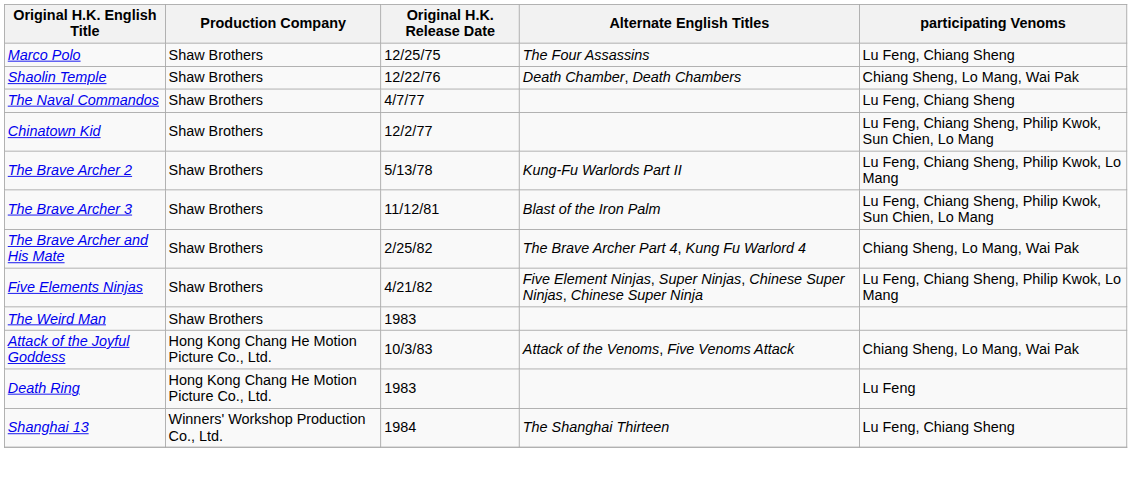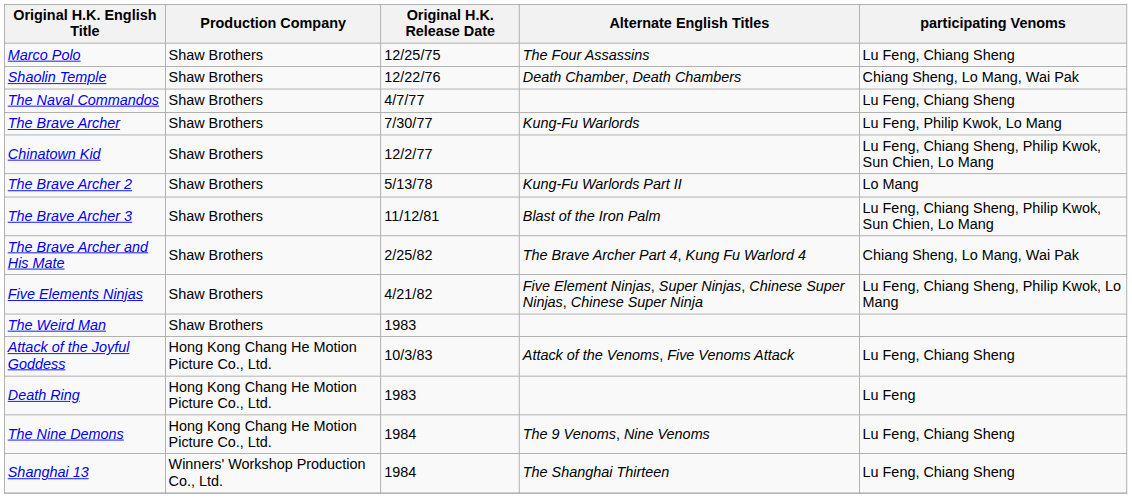+ row: (64, 123)
(992, 170) Lu Feng, Chiang Sheng, Philip Kwok, Lo Mang -> (891, 185) Lo Mang
(971, 349) Chiang Sheng, Lo Mang, Wai Pak -> (939, 356) Lu Feng, Chiang Sheng
+ row: (66, 434)
